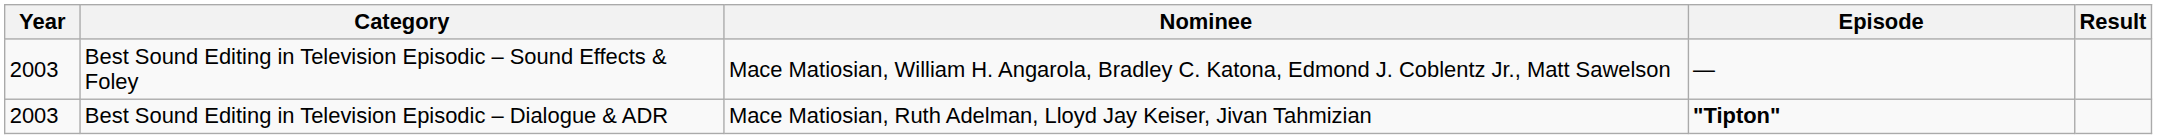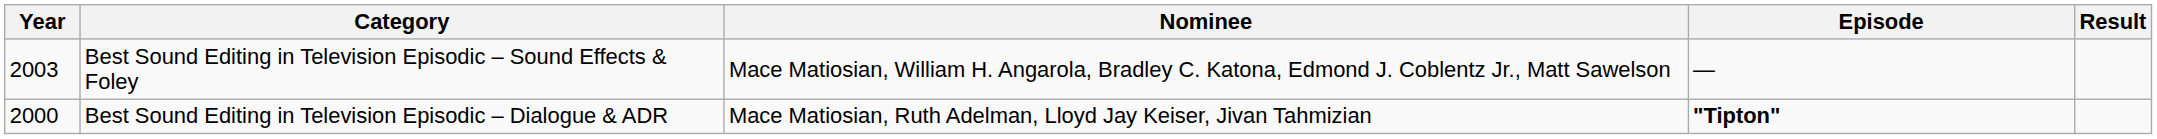(34, 116) 2003 -> (34, 116) 2000
